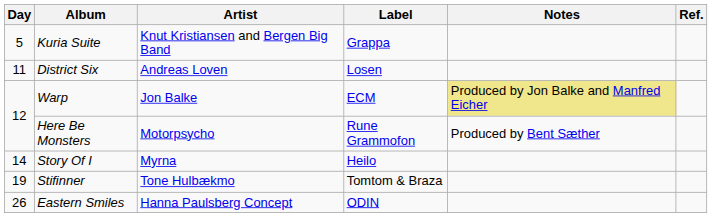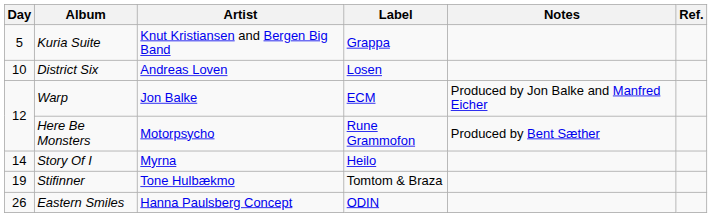(19, 70) 11 -> (19, 70) 10
(556, 98) khaki background -> (556, 98) no background
